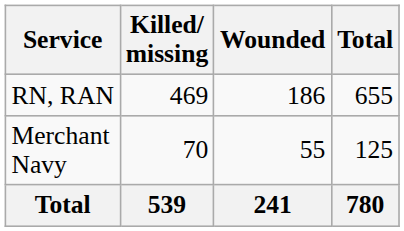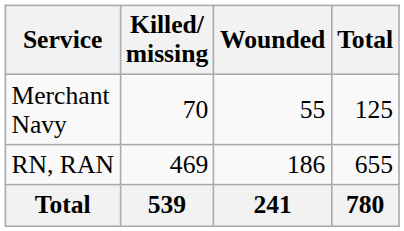rows swapped: (63, 94) <-> (61, 149)
